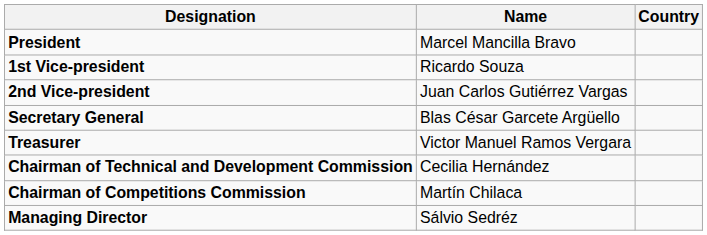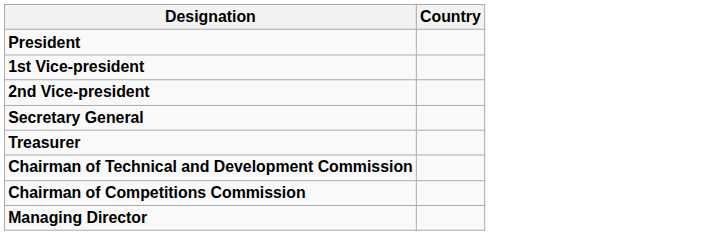- column: (526, 17)
